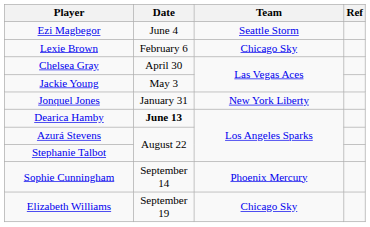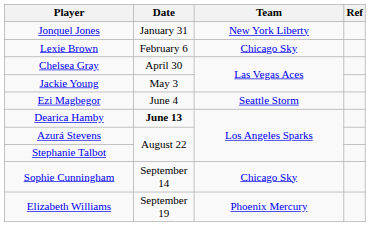rows swapped: (69, 100) <-> (69, 30)
(269, 177) Phoenix Mercury -> (269, 177) Chicago Sky
(269, 206) Chicago Sky -> (269, 206) Phoenix Mercury
